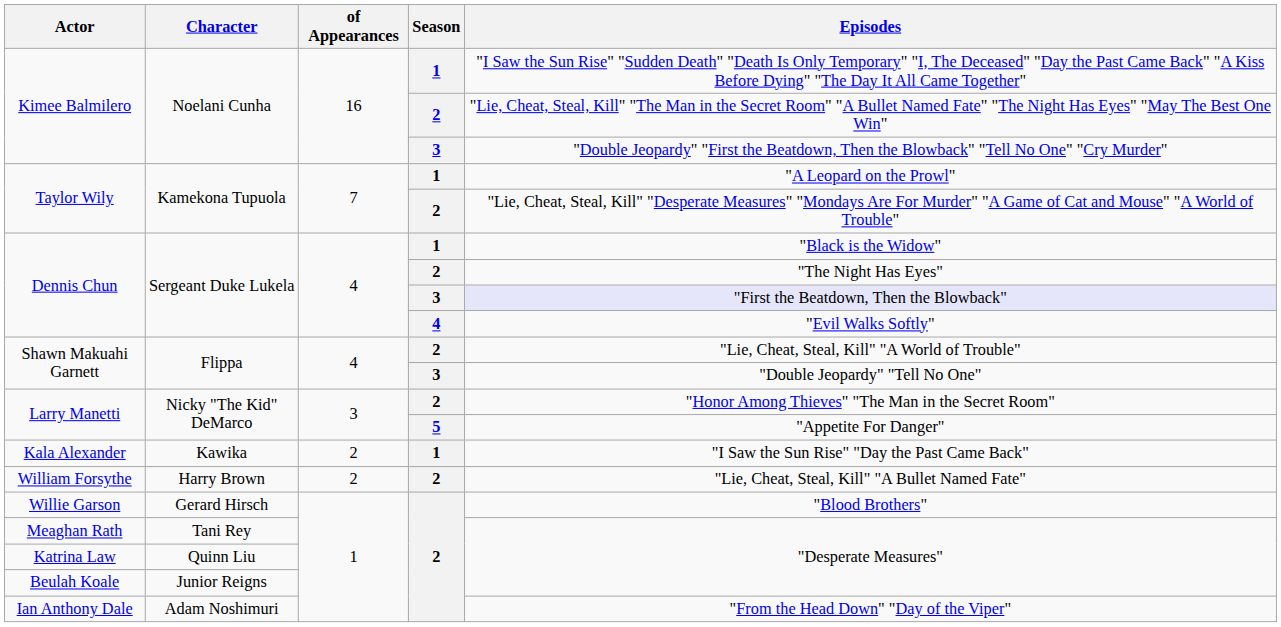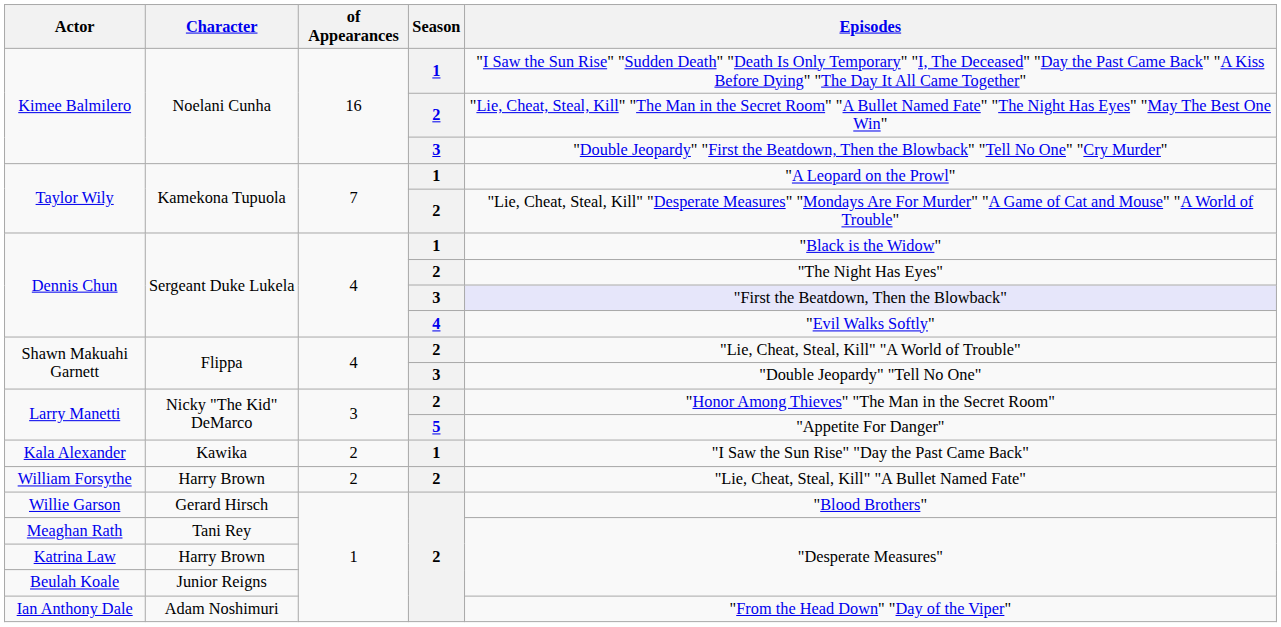(222, 556) Quinn Liu -> (222, 556) Harry Brown
